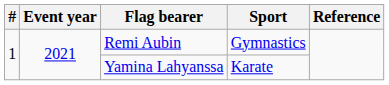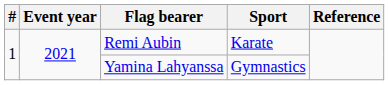(268, 42) Gymnastics -> (252, 42) Karate
(252, 67) Karate -> (268, 67) Gymnastics
